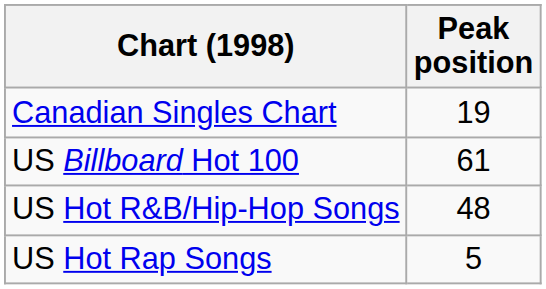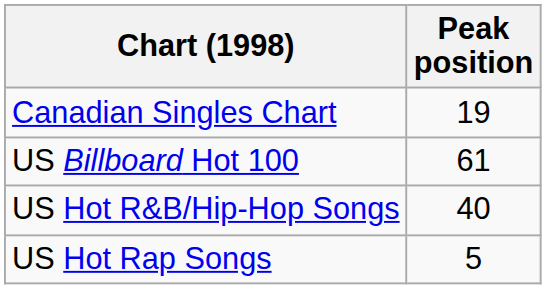(473, 209) 48 -> (473, 209) 40
